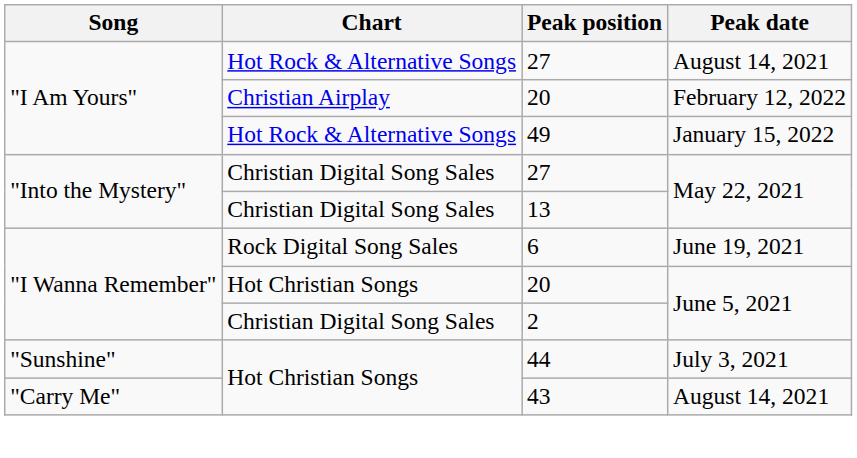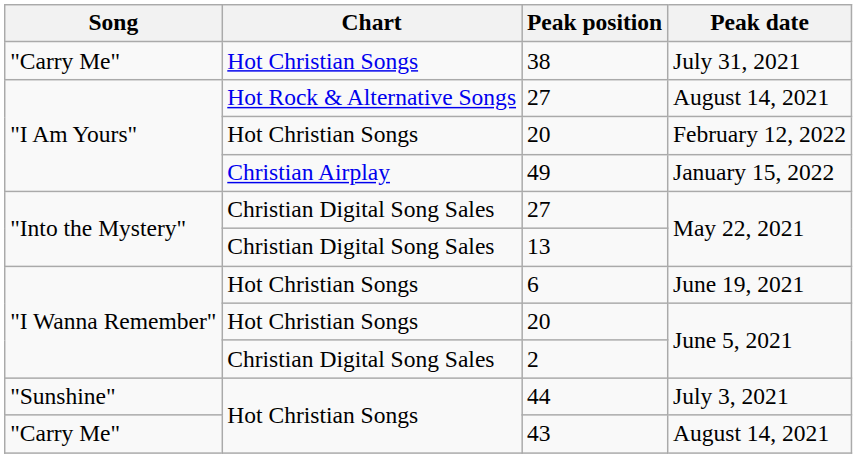+ row: (539, 60)
(309, 97) Christian Airplay -> (323, 135) Hot Christian Songs
(372, 135) Hot Rock & Alternative Songs -> (309, 172) Christian Airplay
(343, 246) Rock Digital Song Sales -> (323, 284) Hot Christian Songs
